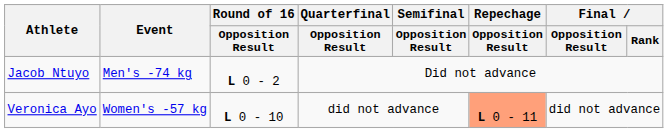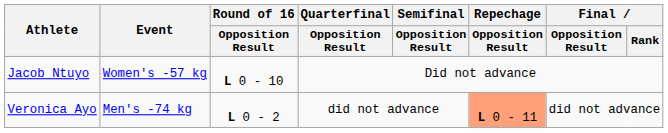(147, 74) Men's -74 kg -> (155, 74) Women's -57 kg
(254, 82) L 0 - 2 -> (254, 82) L 0 - 10
(155, 110) Women's -57 kg -> (147, 110) Men's -74 kg
(254, 117) L 0 - 10 -> (254, 117) L 0 - 2
